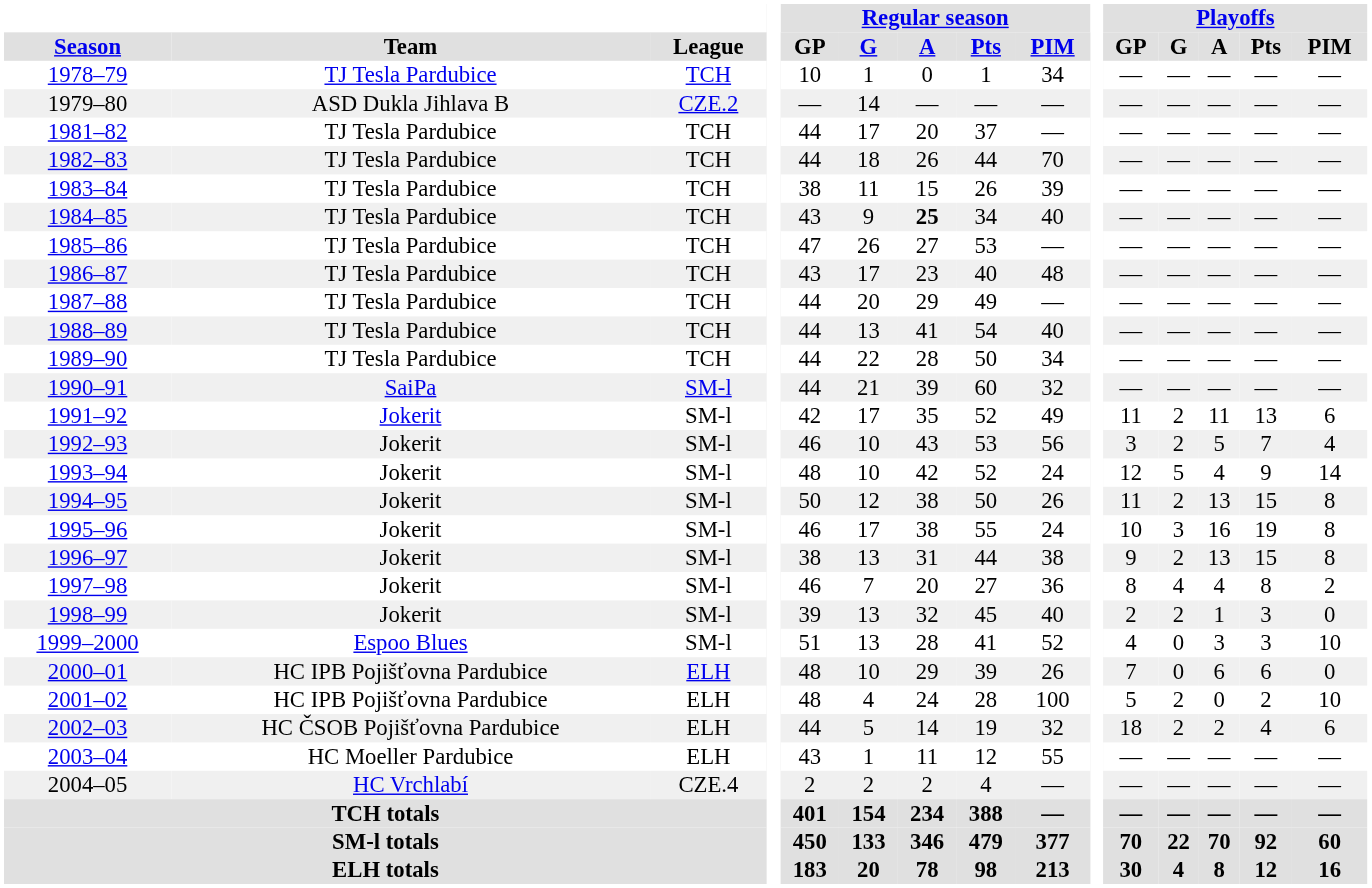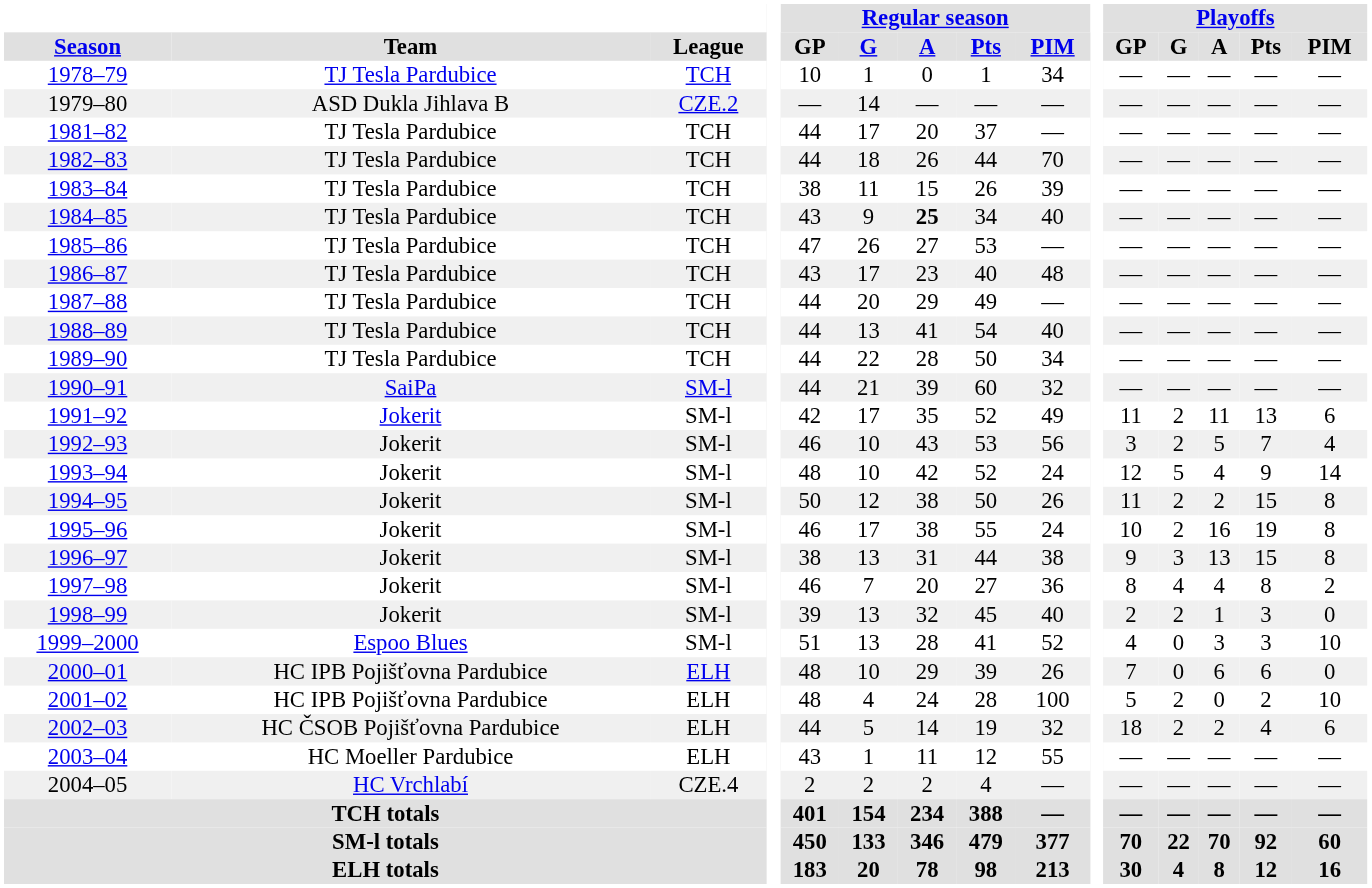(1219, 500) 13 -> (1219, 500) 2
(1179, 529) 3 -> (1179, 529) 2
(1179, 557) 2 -> (1179, 557) 3
